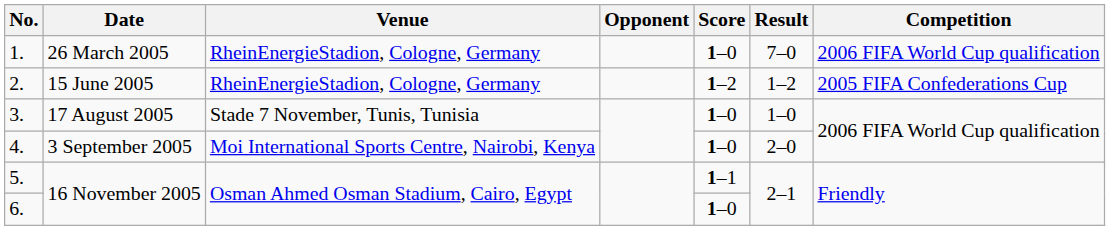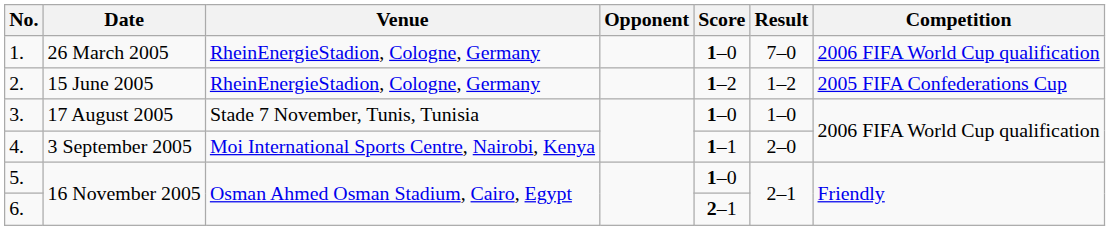(722, 146) 1–0 -> (722, 146) 1–1
(722, 177) 1–1 -> (722, 177) 1–0
(722, 209) 1–0 -> (722, 209) 2–1
